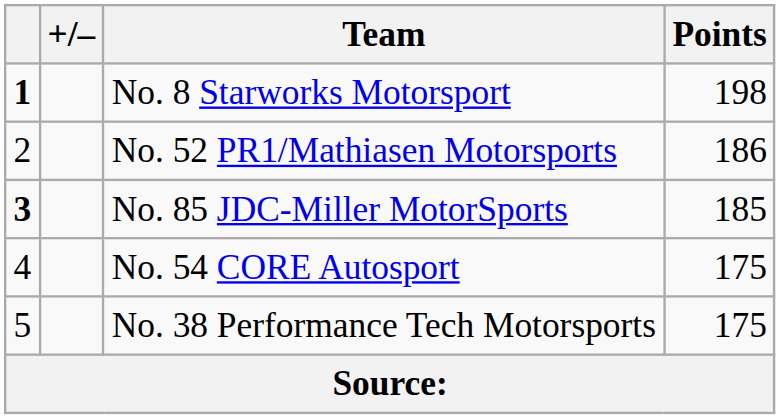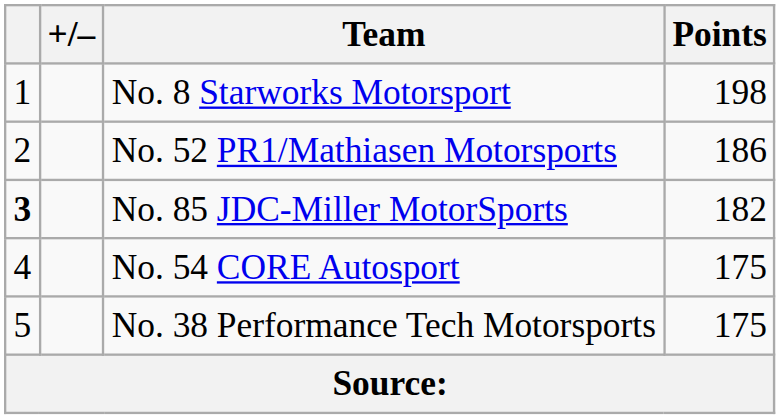(22, 92) bold -> (22, 92) normal
(740, 209) 185 -> (740, 209) 182
